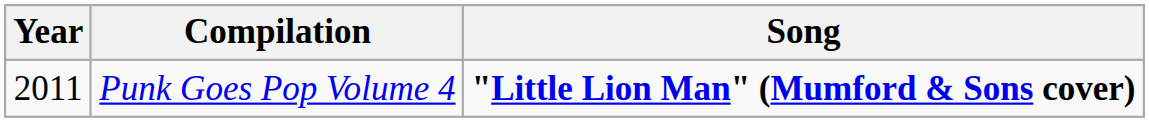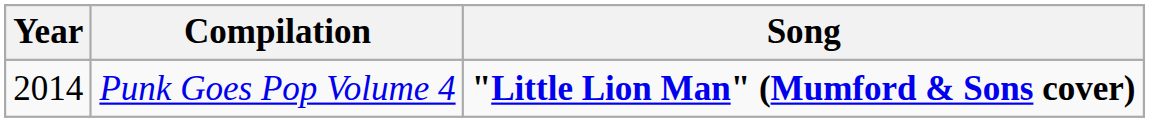(48, 87) 2011 -> (48, 87) 2014
